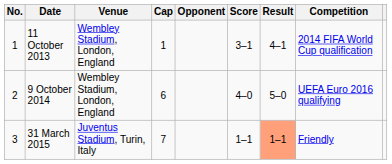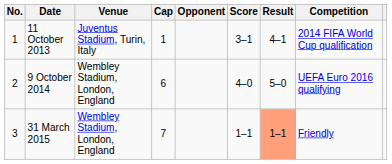(98, 45) Wembley Stadium, London, England -> (111, 39) Juventus Stadium, Turin, Italy
(111, 139) Juventus Stadium, Turin, Italy -> (98, 134) Wembley Stadium, London, England
